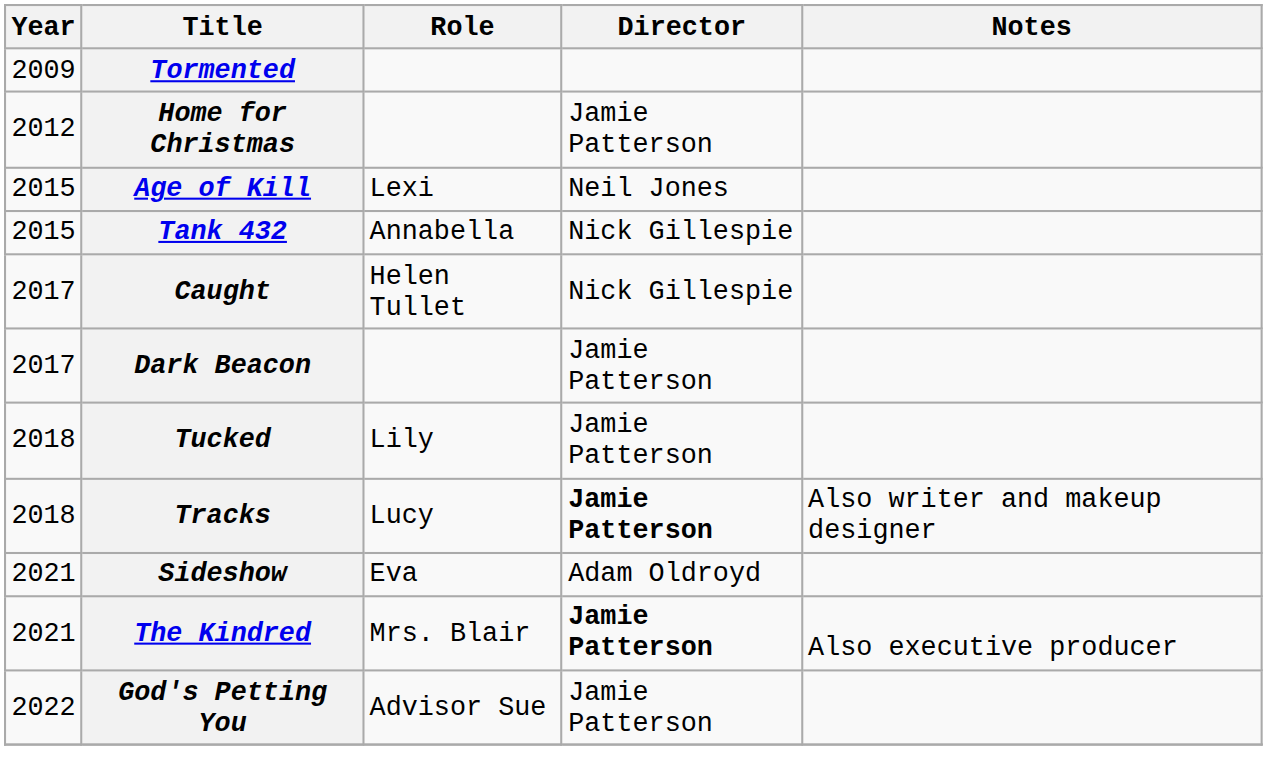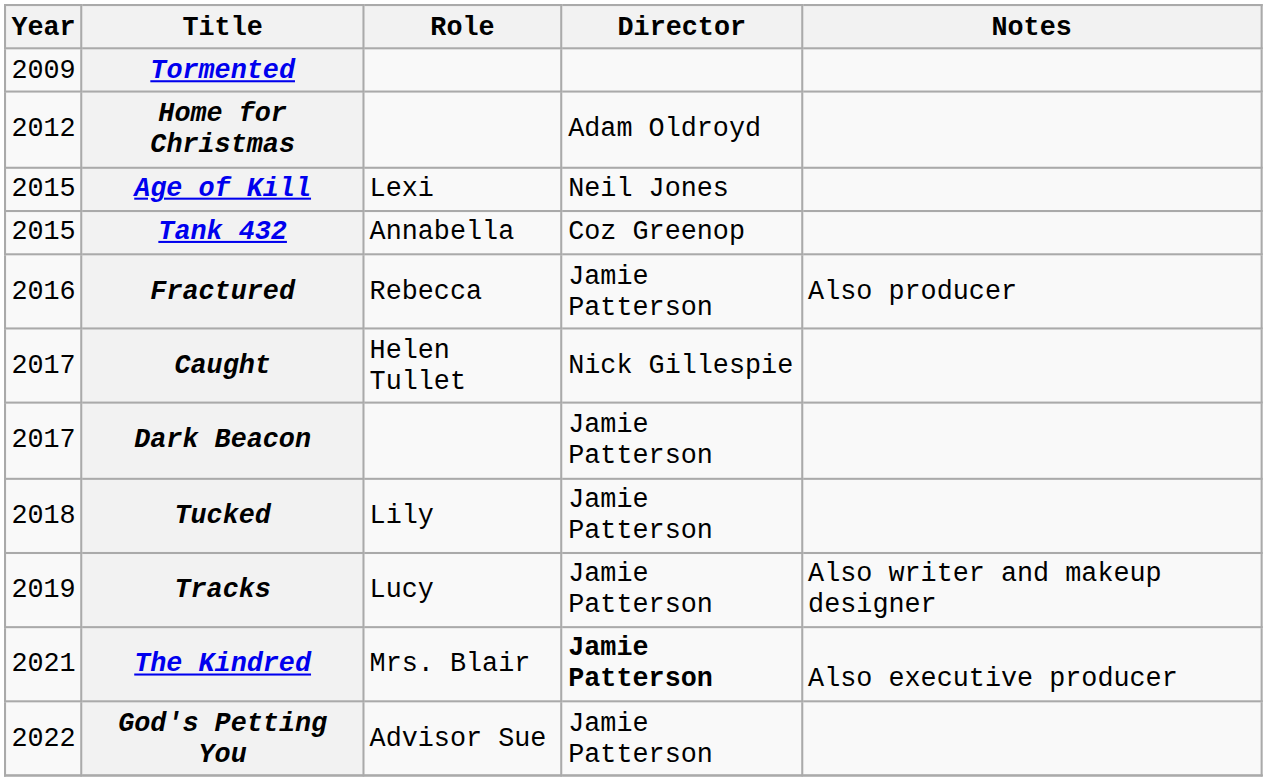(641, 130) Jamie Patterson -> (665, 130) Adam Oldroyd
(681, 232) Nick Gillespie -> (657, 232) Coz Greenop
+ row: (223, 291)
(44, 515) 2018 -> (44, 590) 2019
(641, 515) bold -> (641, 590) normal
- row: (223, 574)
